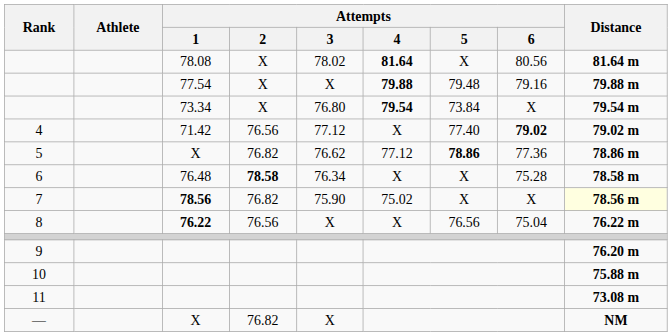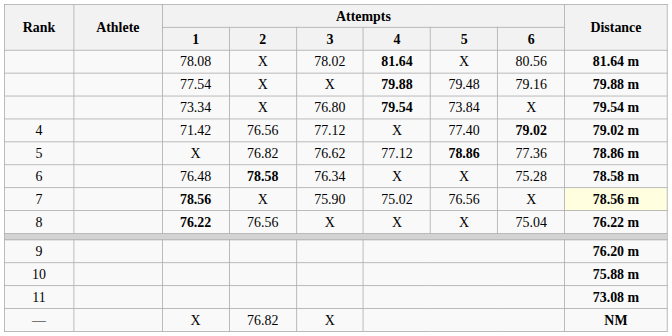(263, 199) 76.82 -> (263, 199) X
(464, 199) X -> (464, 199) 76.56
(464, 221) 76.56 -> (464, 221) X
